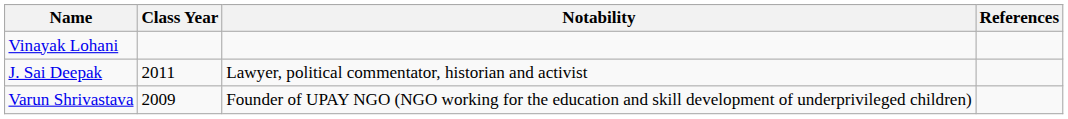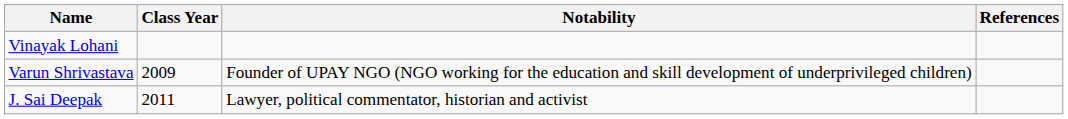rows swapped: (71, 99) <-> (55, 72)
